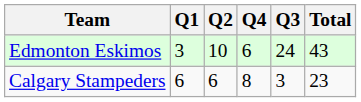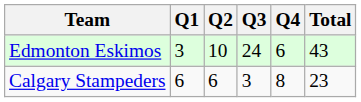columns swapped: (288, 19) <-> (254, 19)
